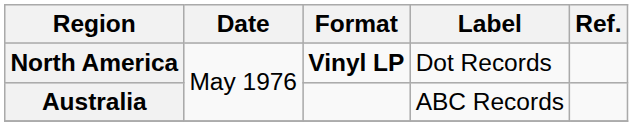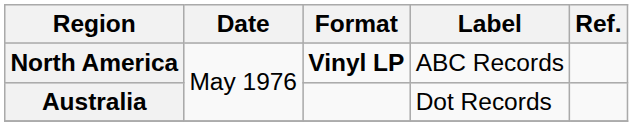(484, 62) Dot Records -> (490, 62) ABC Records
(490, 101) ABC Records -> (484, 101) Dot Records
